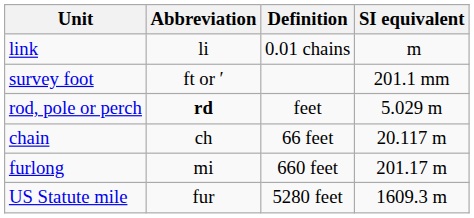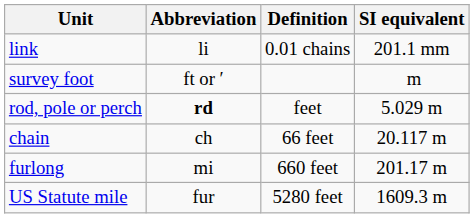(412, 49) m -> (412, 49) 201.1 mm
(412, 78) 201.1 mm -> (412, 78) m
